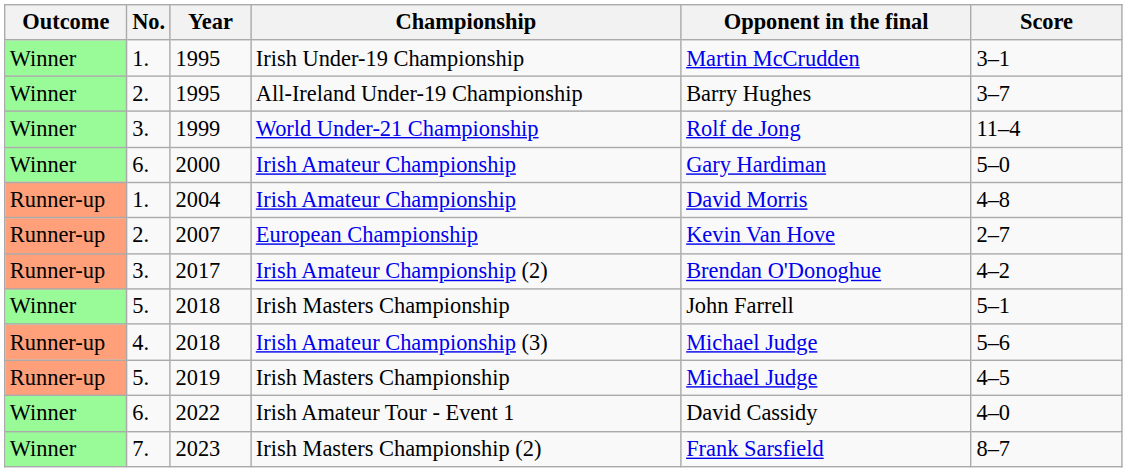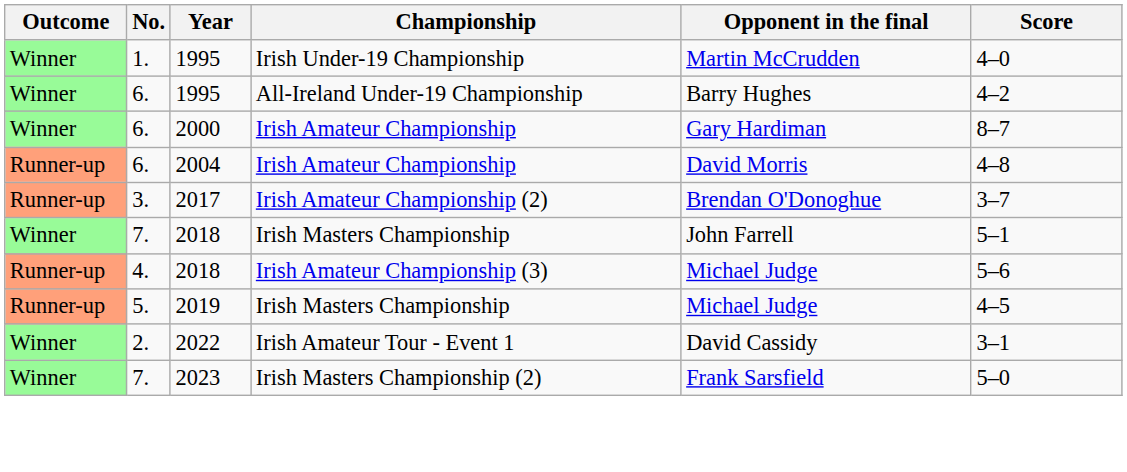(993, 57) 3–1 -> (993, 57) 4–0
(141, 93) 2. -> (141, 93) 6.
(993, 93) 3–7 -> (993, 93) 4–2
- row: (198, 128)
(993, 164) 5–0 -> (993, 128) 8–7
(141, 199) 1. -> (141, 164) 6.
- row: (198, 235)
(993, 270) 4–2 -> (993, 199) 3–7
(141, 306) 5. -> (141, 235) 7.
(141, 413) 6. -> (141, 341) 2.
(993, 413) 4–0 -> (993, 341) 3–1
(993, 448) 8–7 -> (993, 377) 5–0
